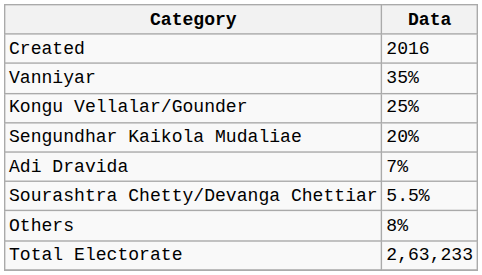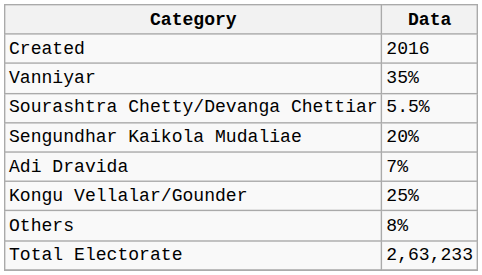rows swapped: (128, 108) <-> (193, 196)
